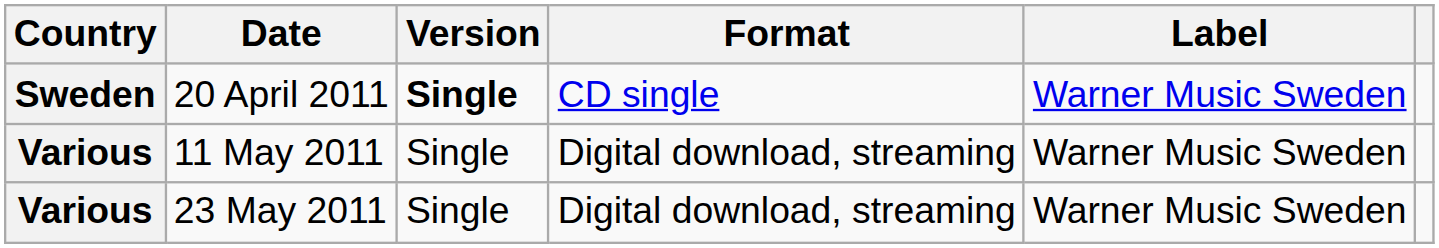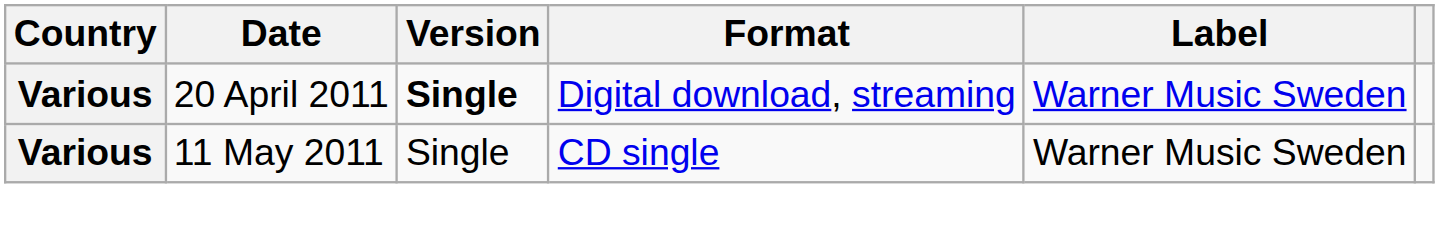(85, 93) Sweden -> (85, 93) Various
(639, 93) CD single -> (787, 93) Digital download, streaming
(787, 152) Digital download, streaming -> (639, 152) CD single
- row: (280, 211)
